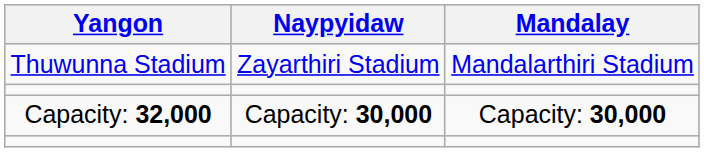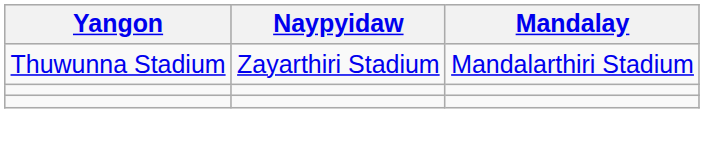- row: (118, 114)
